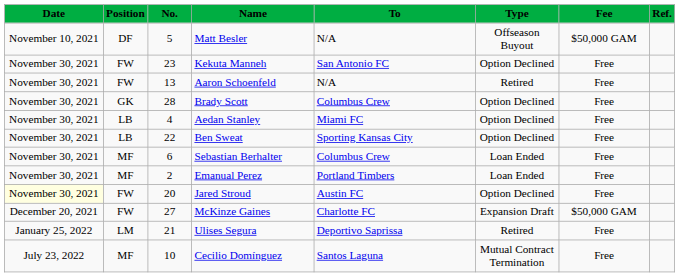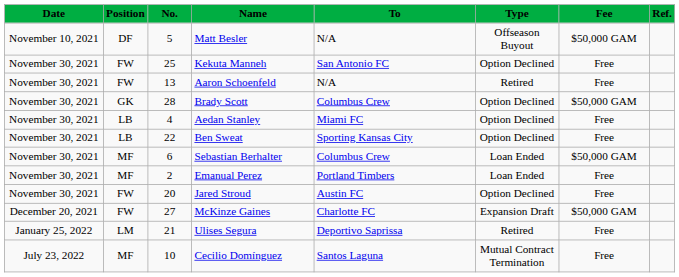(170, 64) 23 -> (170, 64) 25
(604, 101) Free -> (604, 101) $50,000 GAM
(604, 157) Free -> (604, 157) $50,000 GAM
(54, 194) lightyellow background -> (54, 194) no background
